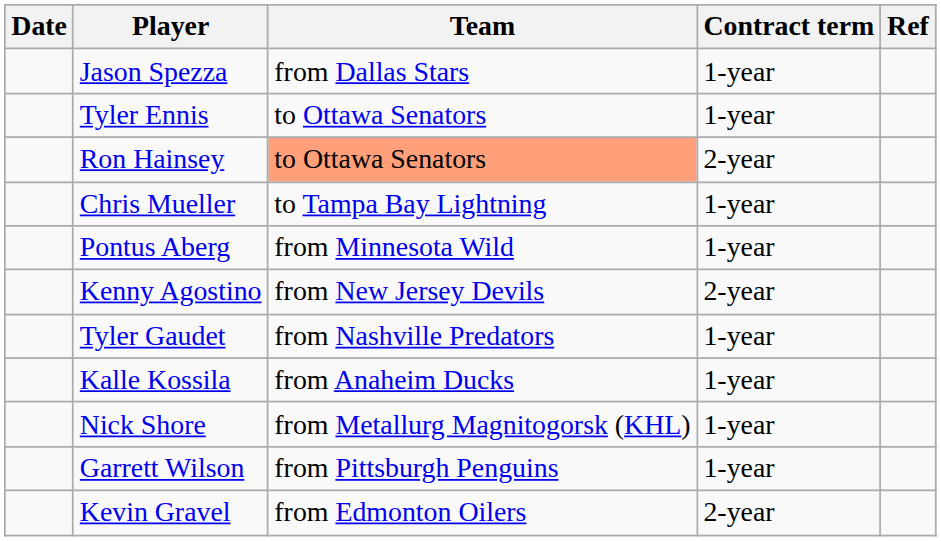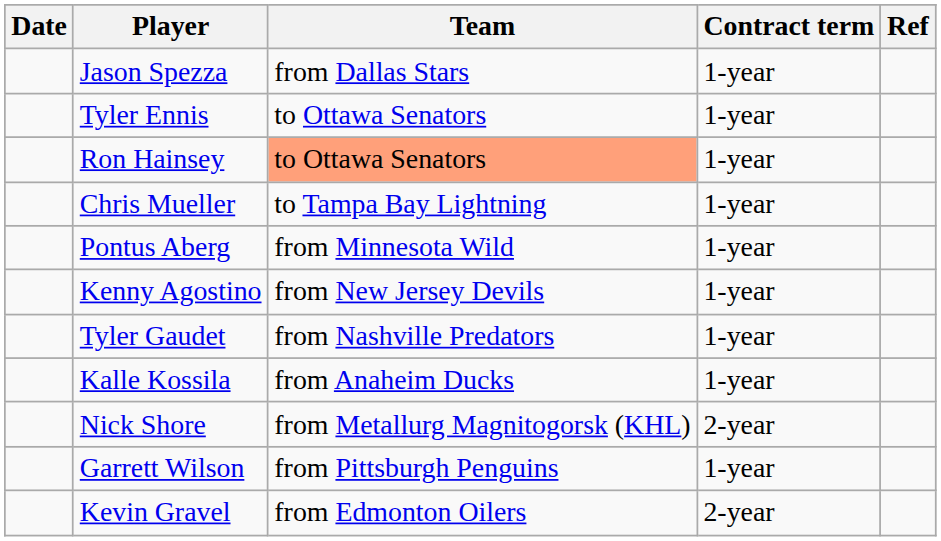(739, 159) 2-year -> (739, 159) 1-year
(739, 291) 2-year -> (739, 291) 1-year
(739, 423) 1-year -> (739, 423) 2-year
